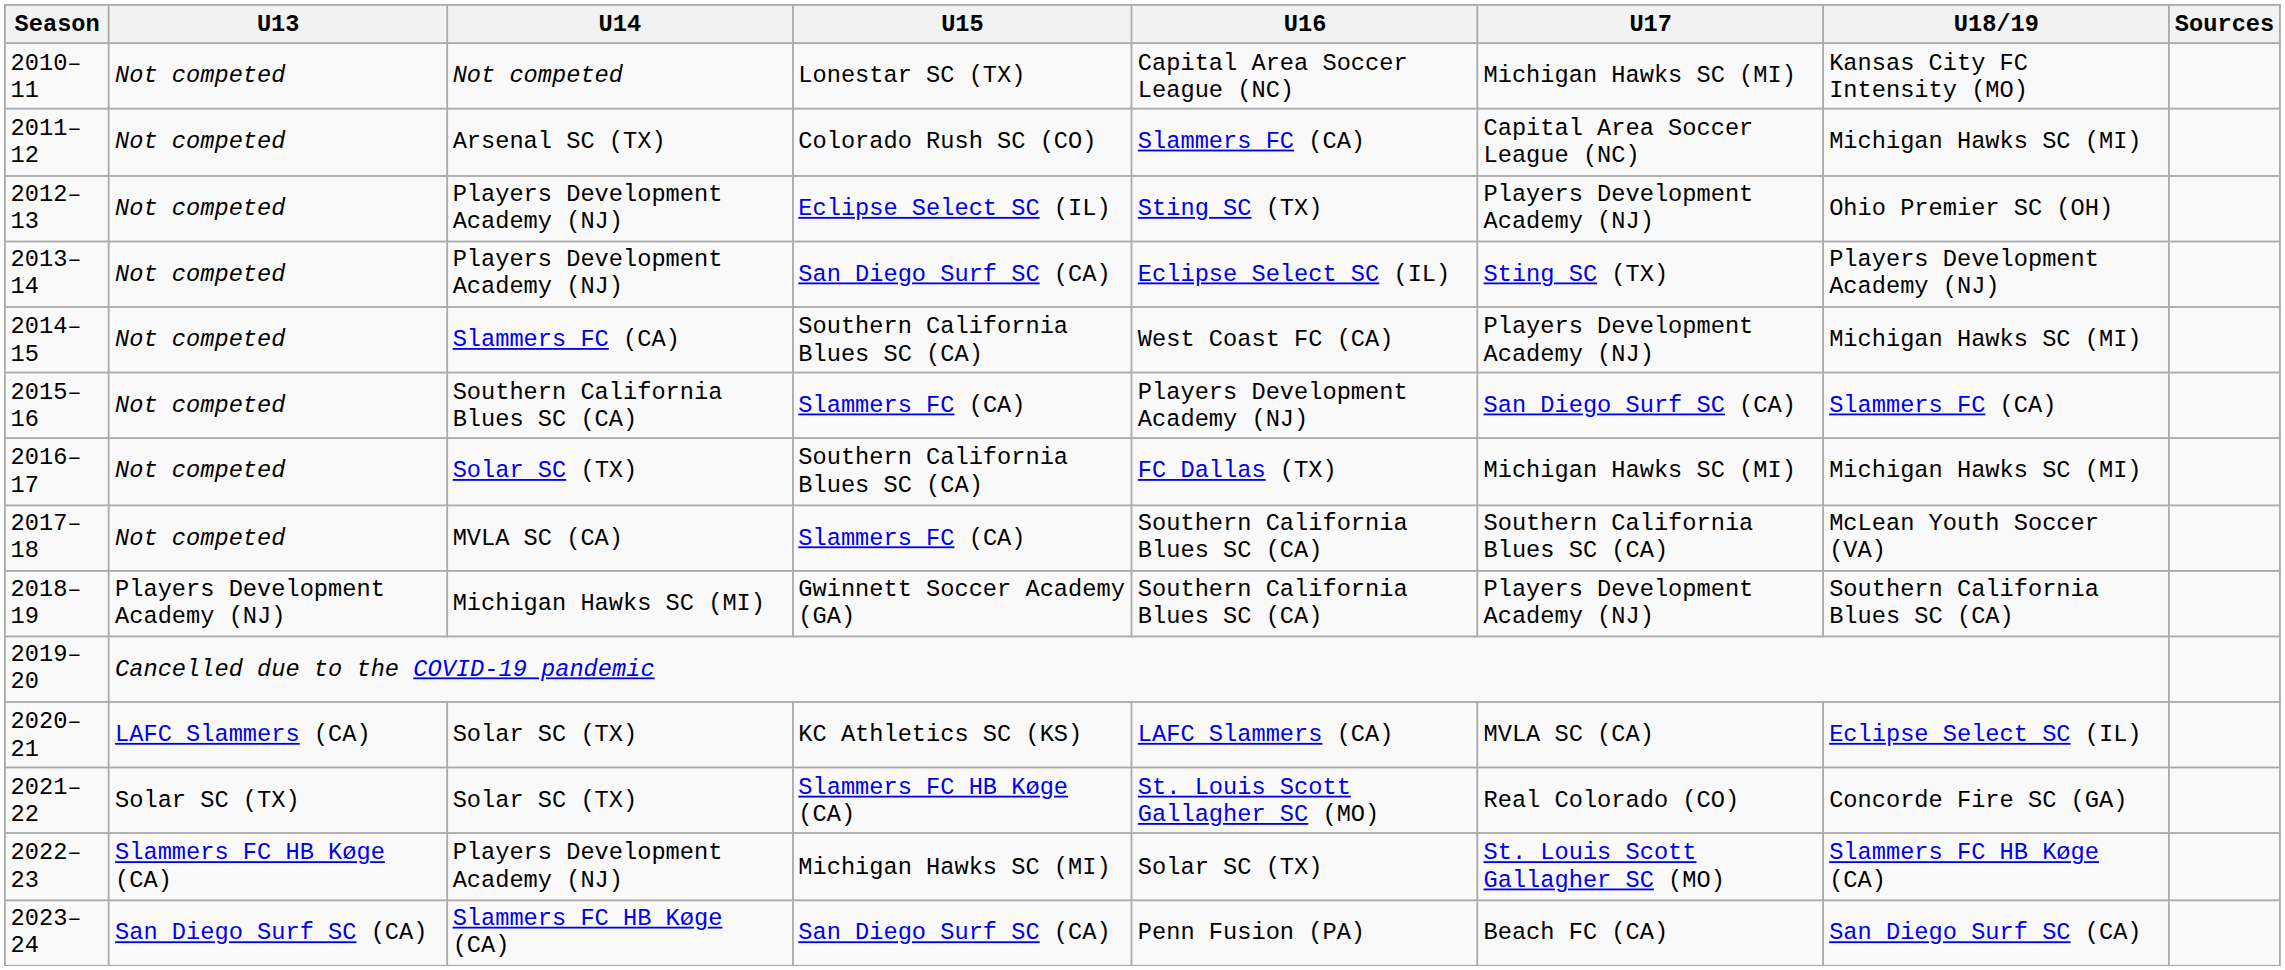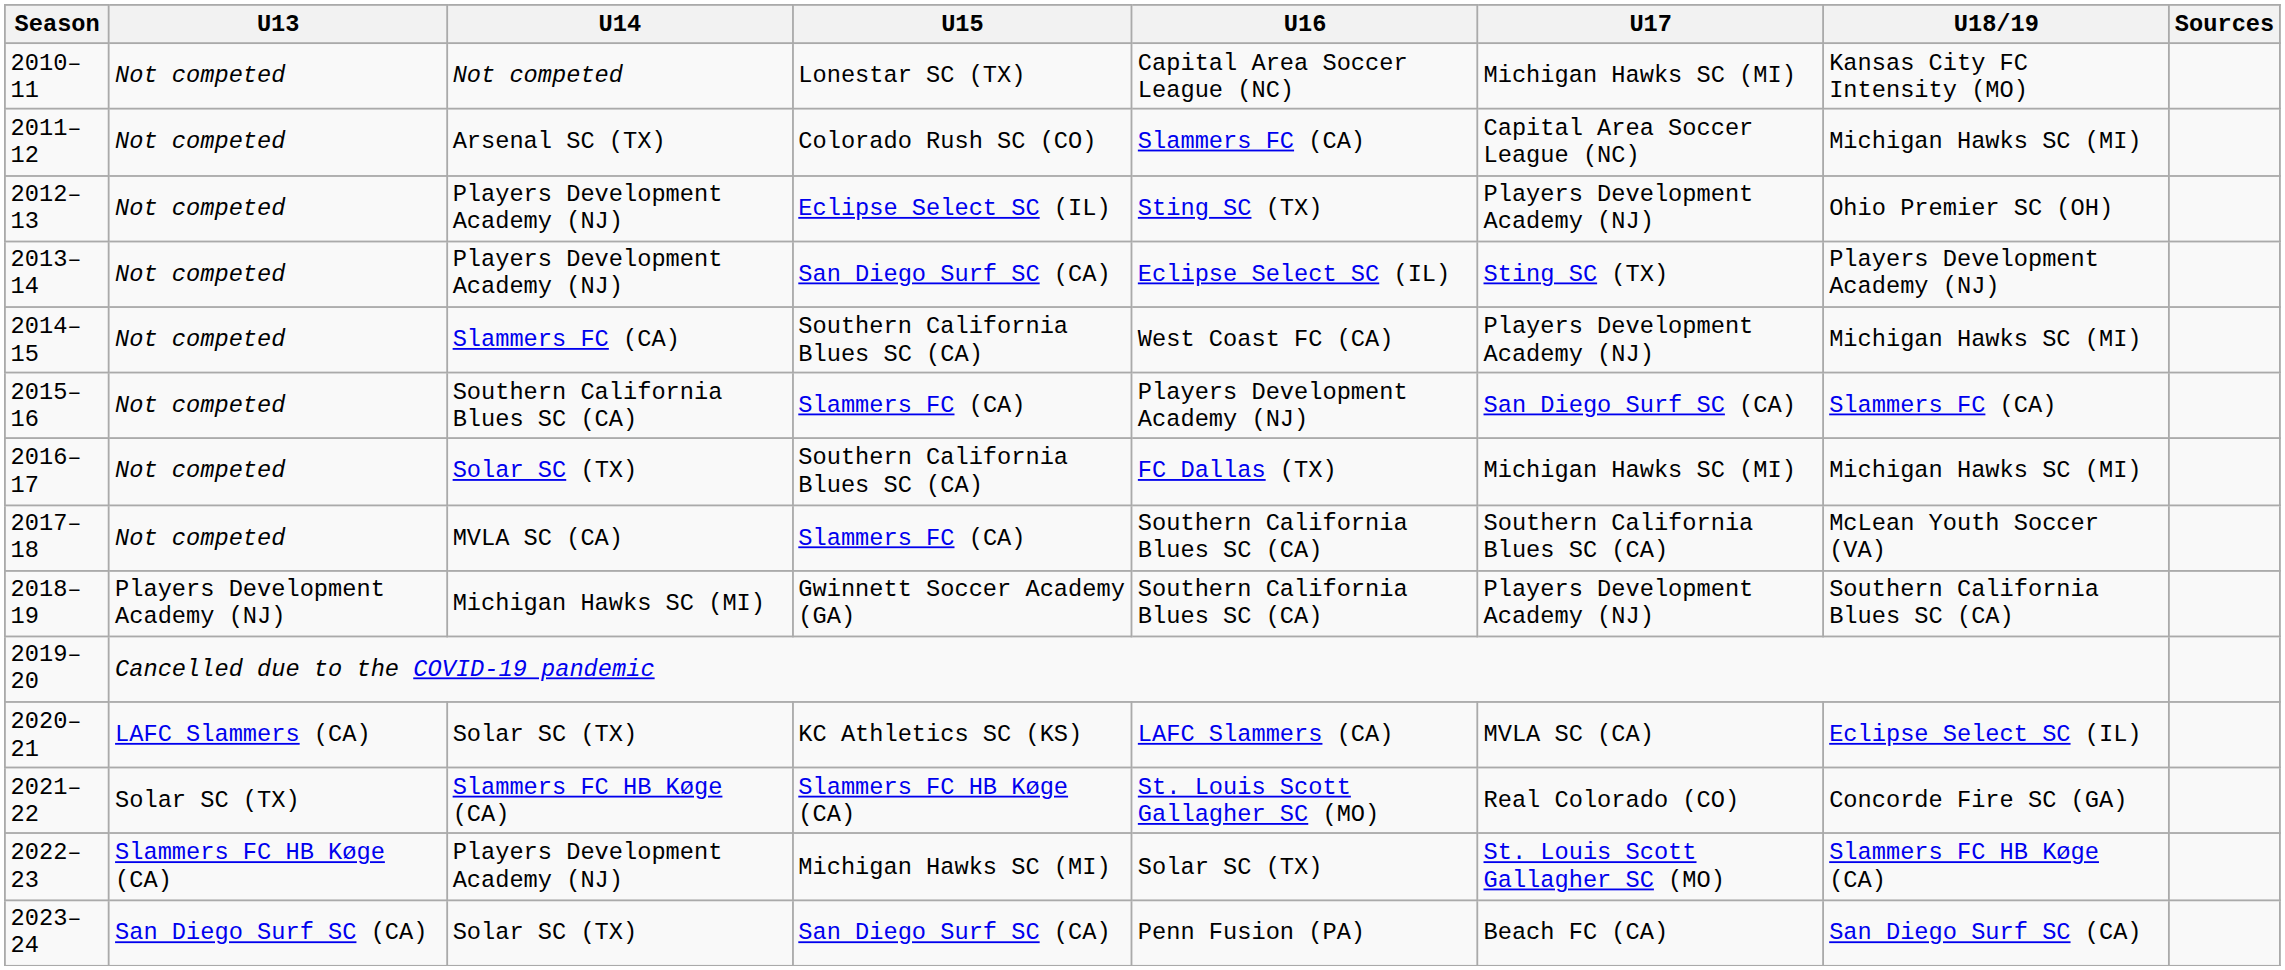(545, 801) Solar SC (TX) -> (588, 801) Slammers FC HB Køge (CA)
(588, 933) Slammers FC HB Køge (CA) -> (545, 933) Solar SC (TX)
